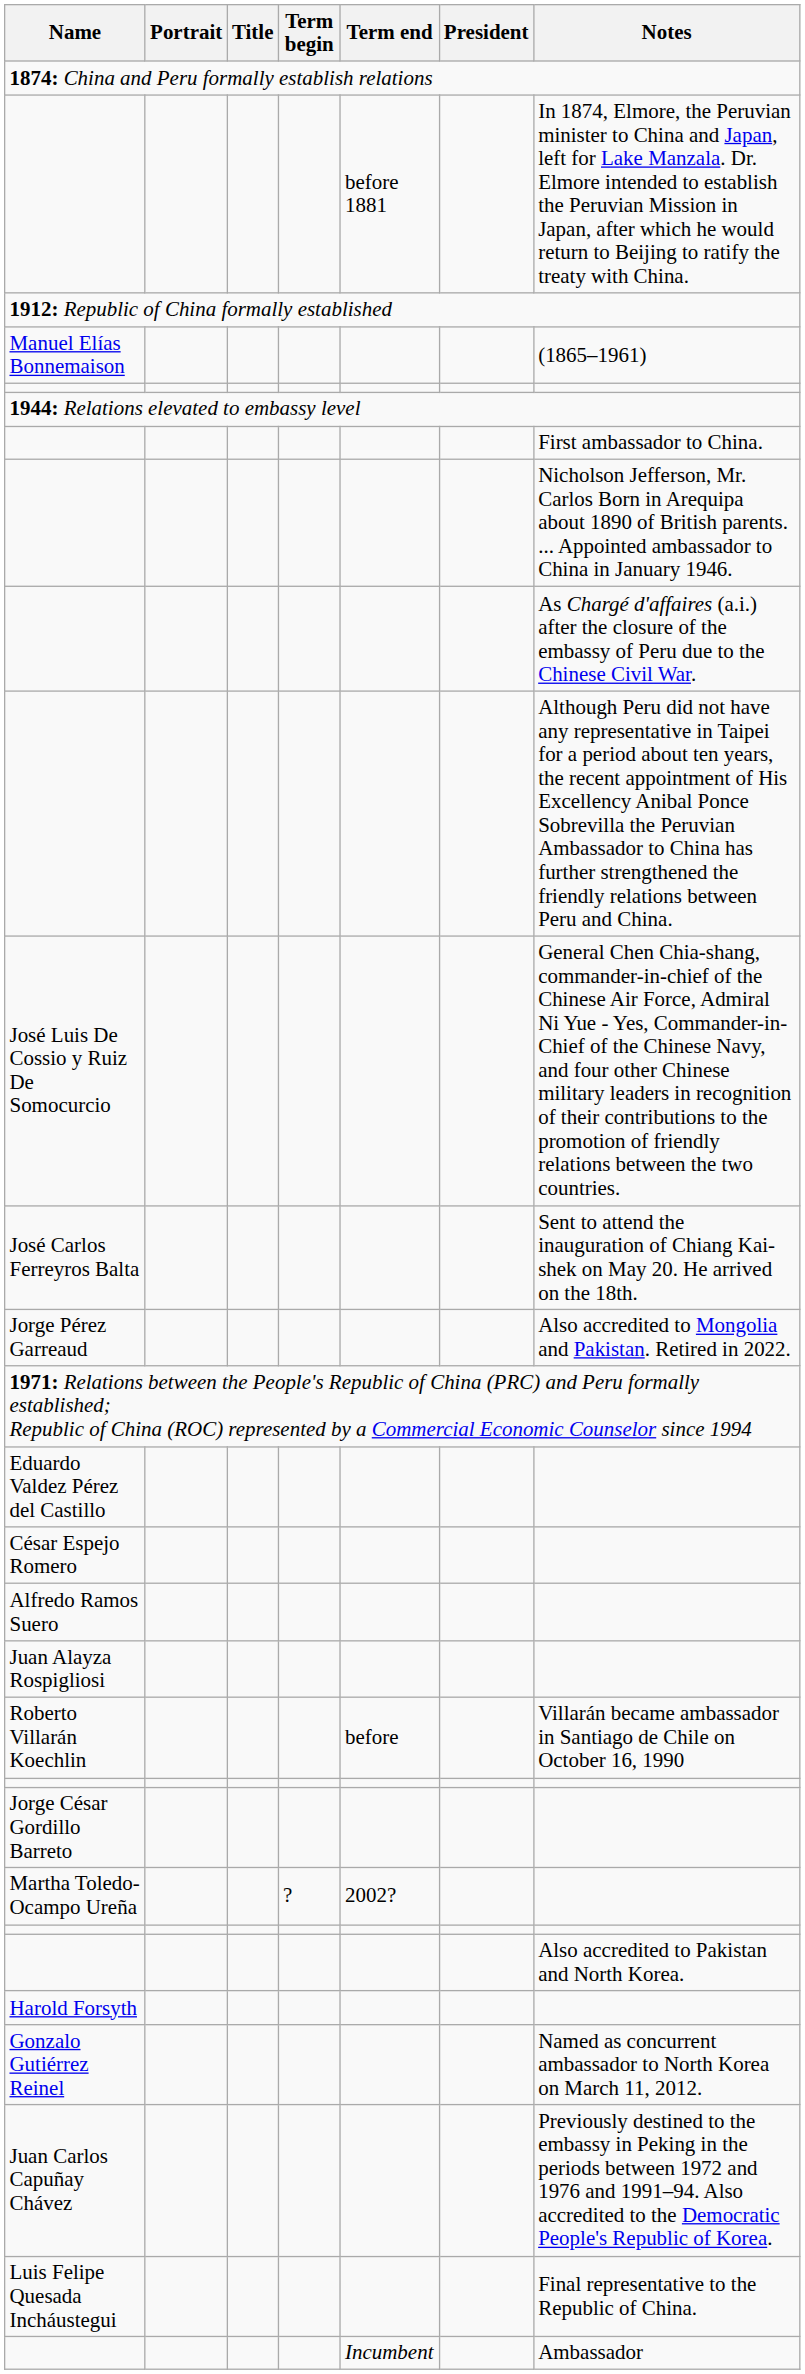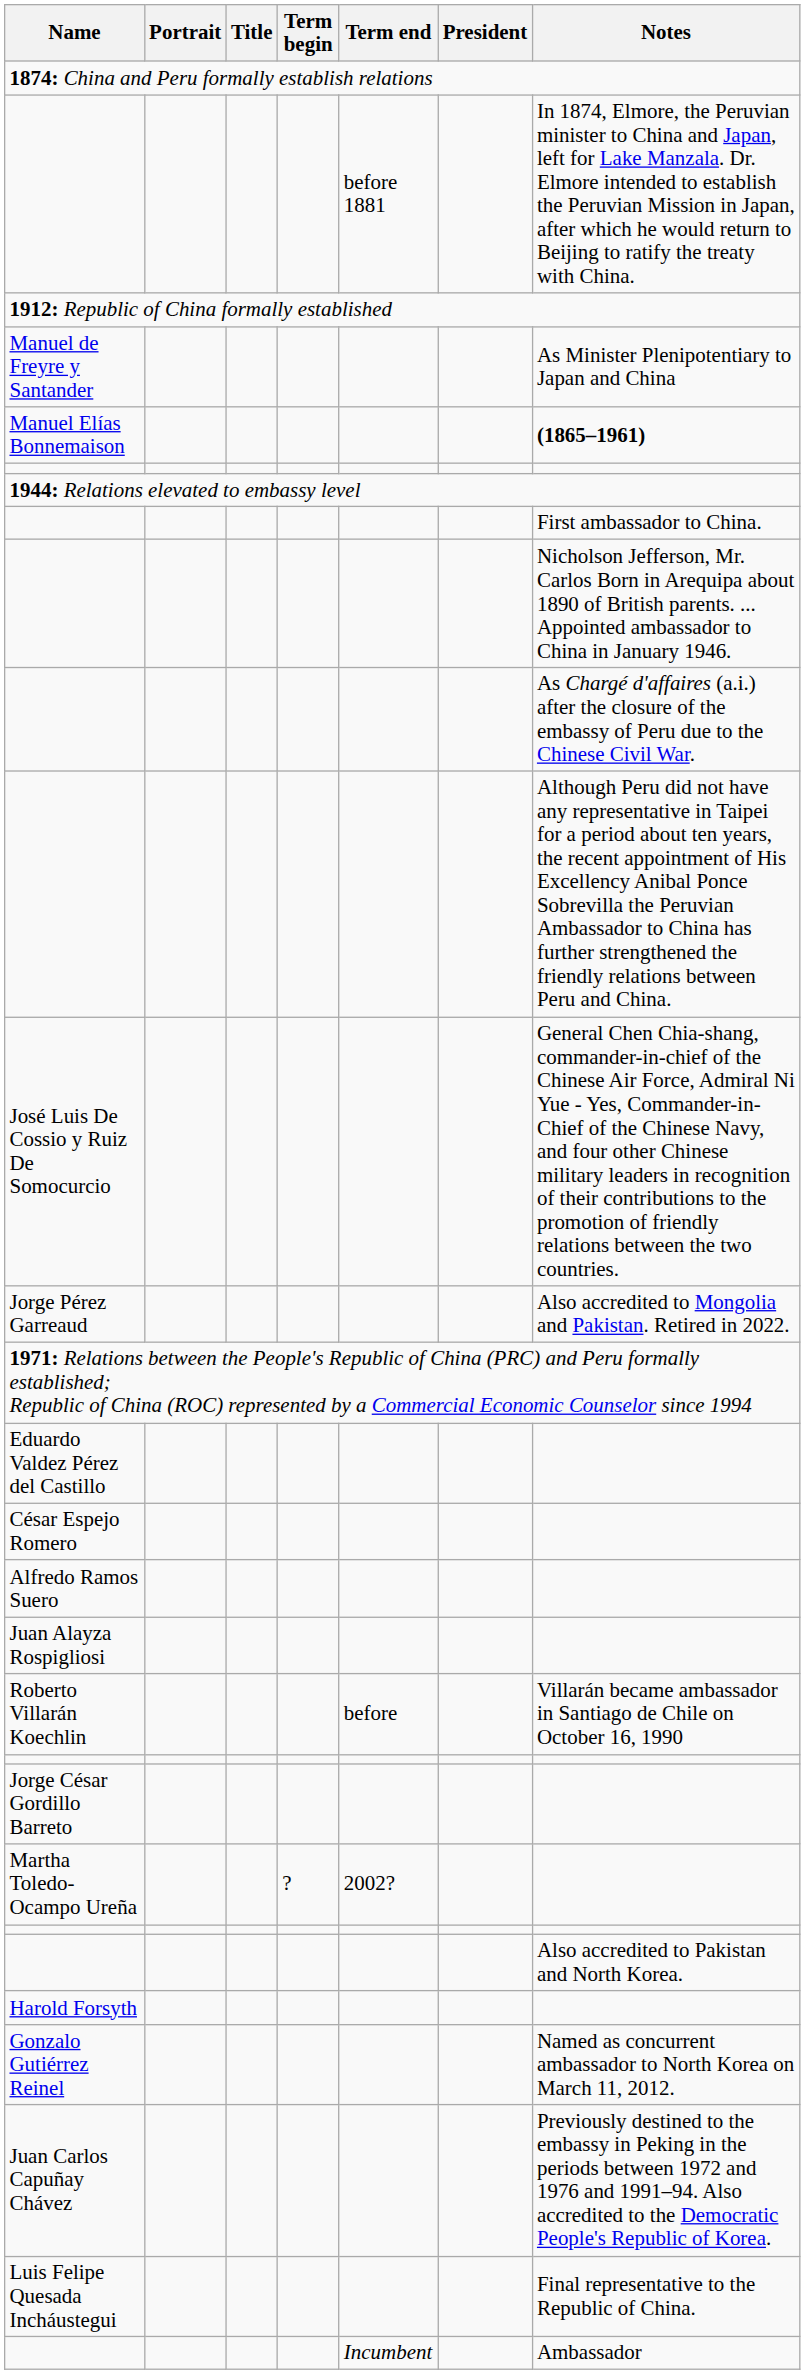+ row: (54, 366)
(592, 354) normal -> (591, 434) bold
- row: (74, 1257)
